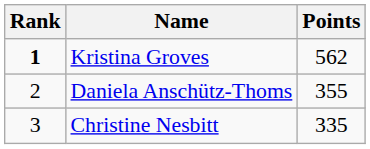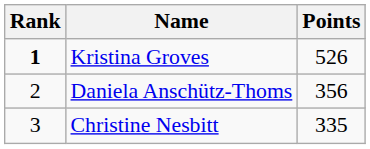(331, 56) 562 -> (331, 56) 526
(331, 90) 355 -> (331, 90) 356
